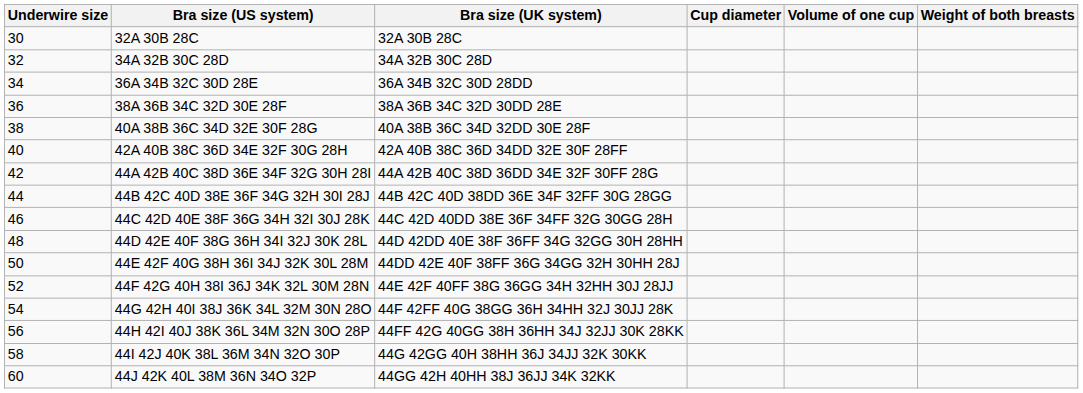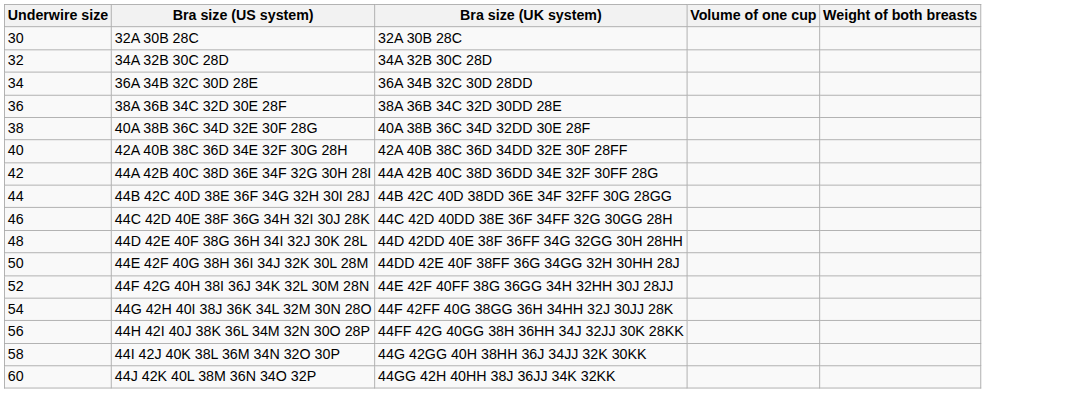- column: (736, 15)
